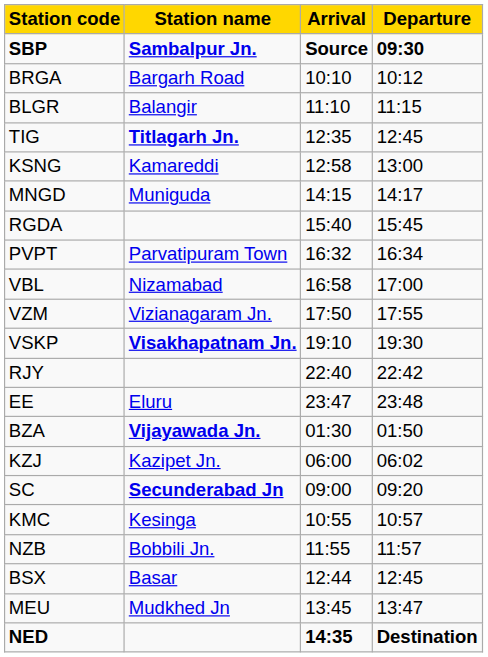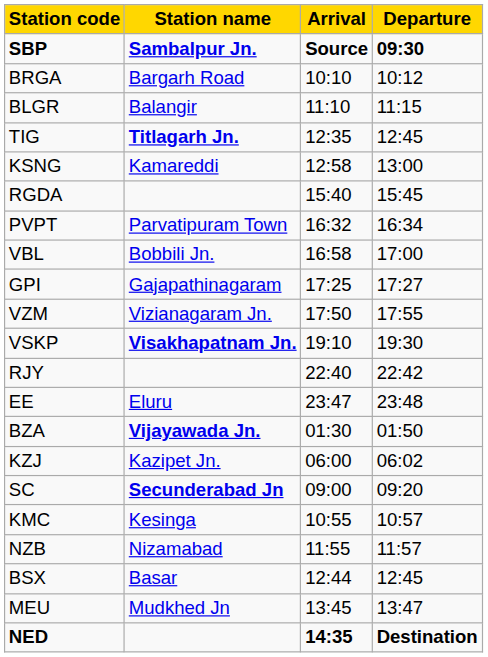- row: (37, 195)
(176, 284) Nizamabad -> (172, 254) Bobbili Jn.
+ row: (25, 284)
(172, 549) Bobbili Jn. -> (176, 549) Nizamabad
